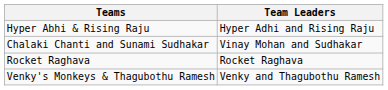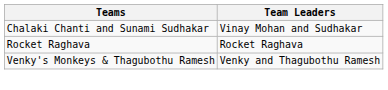- row: (78, 29)
